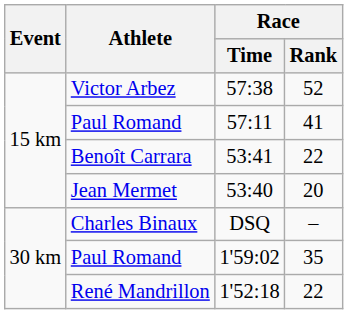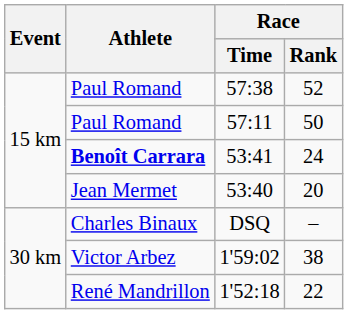(123, 89) Victor Arbez -> (126, 89) Paul Romand
(313, 122) 41 -> (313, 122) 50
(131, 156) normal -> (138, 156) bold
(313, 156) 22 -> (313, 156) 24
(126, 257) Paul Romand -> (123, 257) Victor Arbez
(313, 257) 35 -> (313, 257) 38
